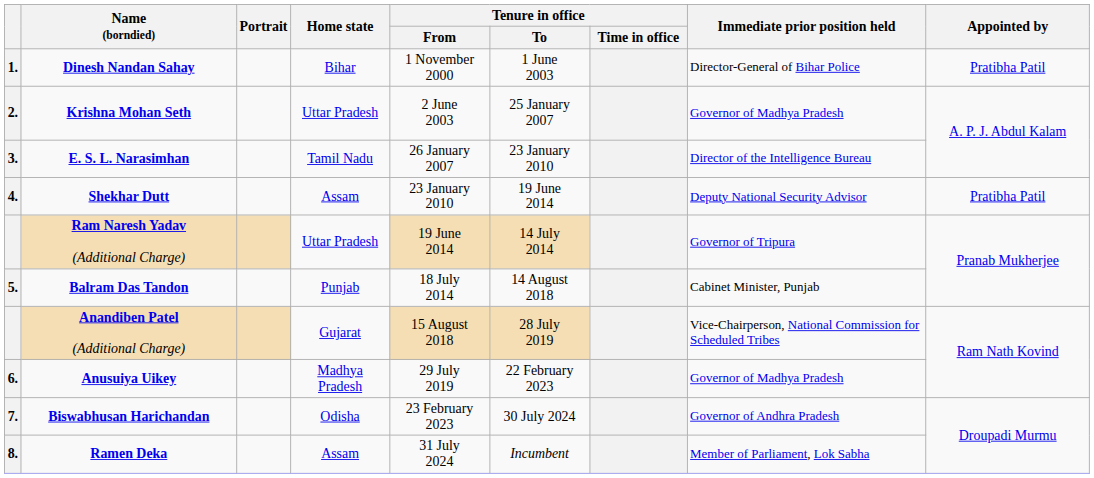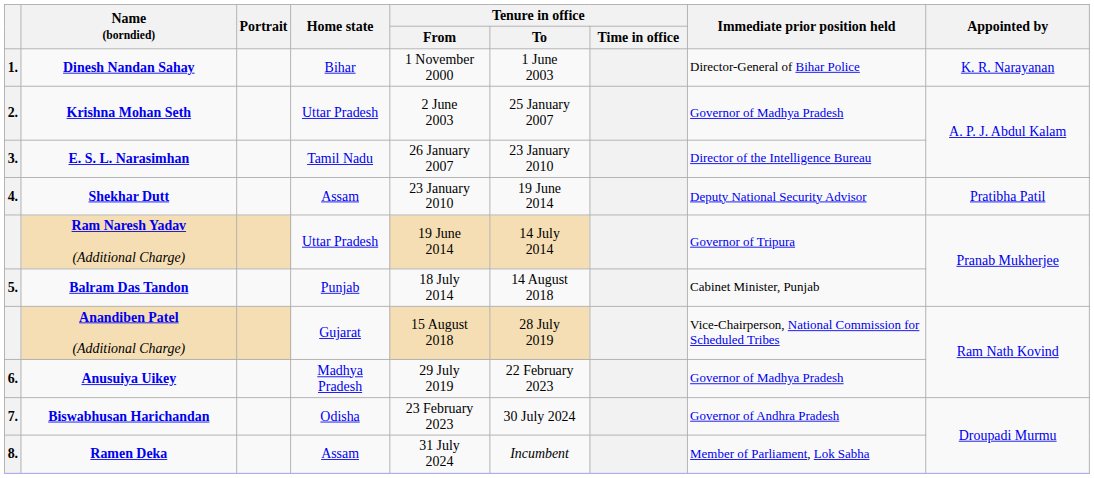(1008, 67) Pratibha Patil -> (1008, 67) K. R. Narayanan
